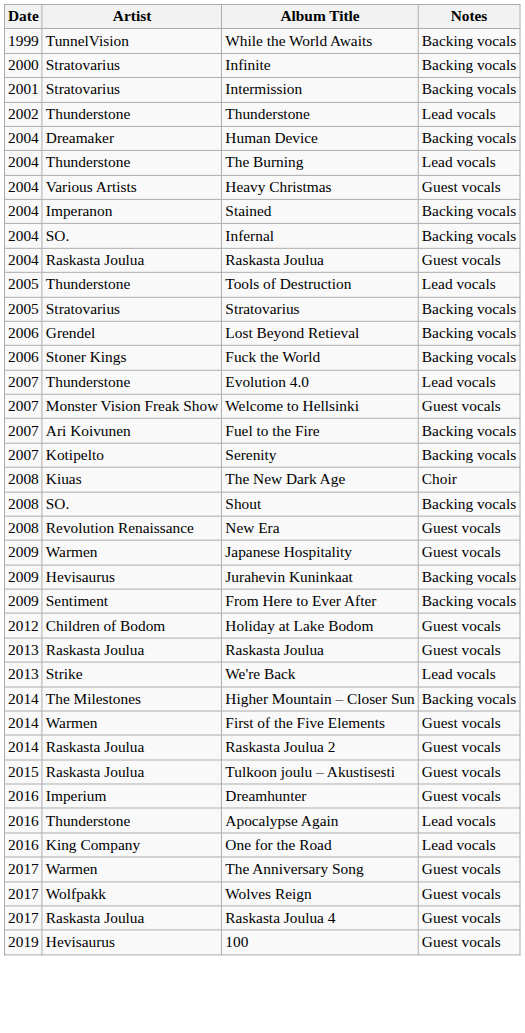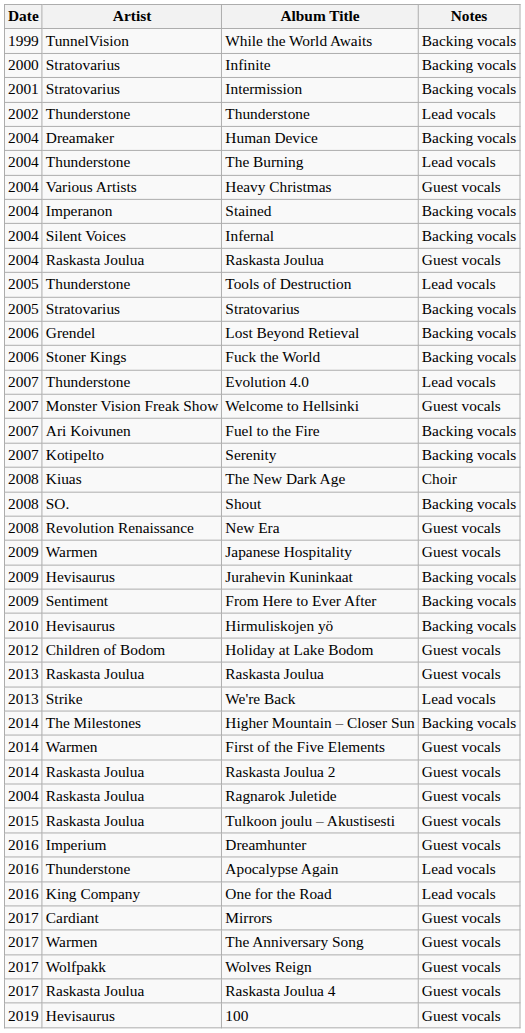(58, 235) SO. -> (86, 235) Silent Voices
+ row: (23, 625)
+ row: (23, 796)
+ row: (23, 917)
